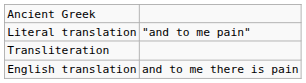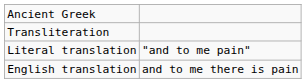rows swapped: (58, 51) <-> (72, 32)
